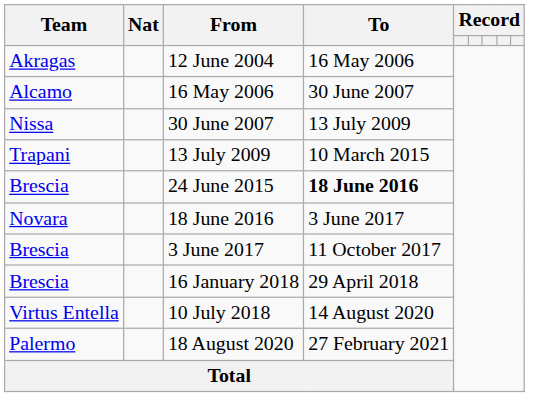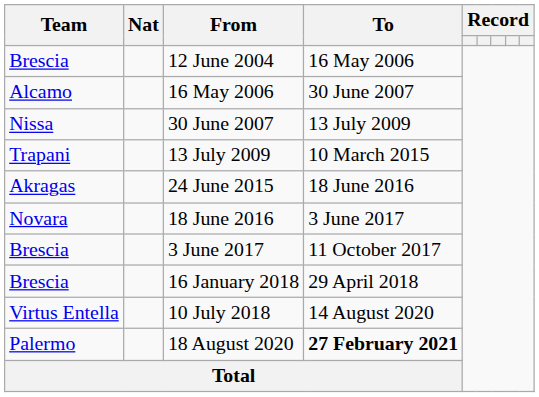(42, 60) Akragas -> (39, 60) Brescia
(39, 186) Brescia -> (42, 186) Akragas
(363, 186) bold -> (361, 186) normal
(379, 344) normal -> (383, 344) bold
